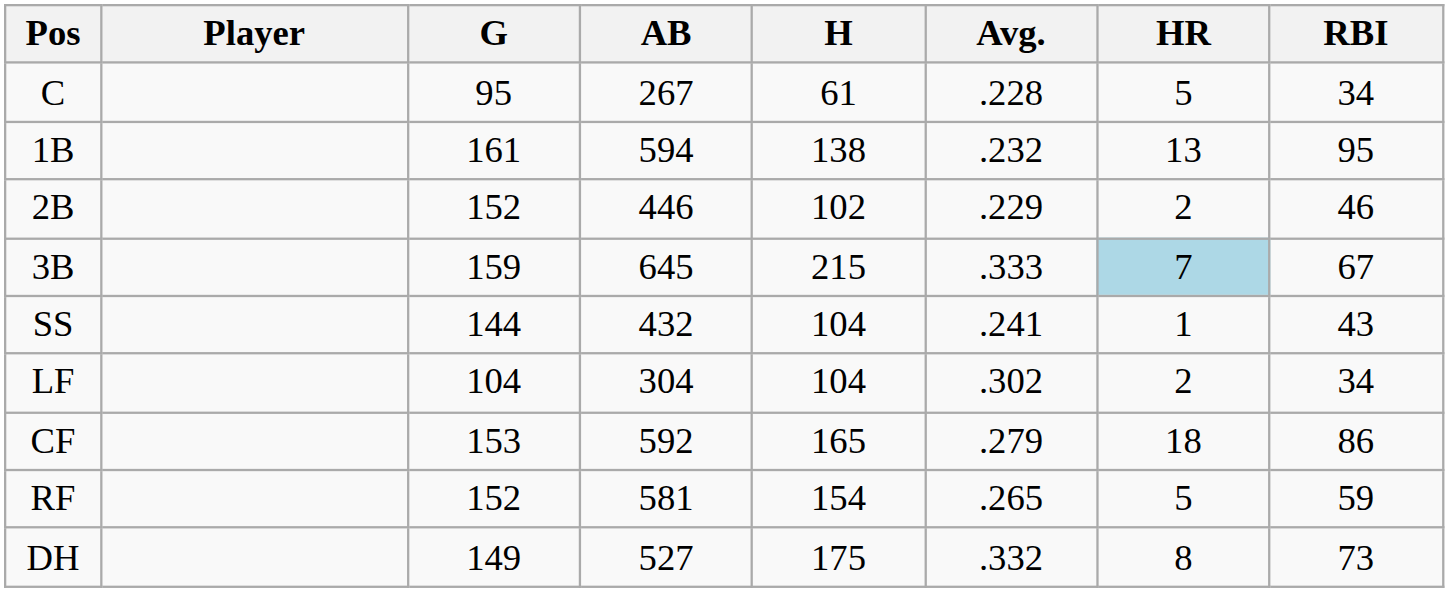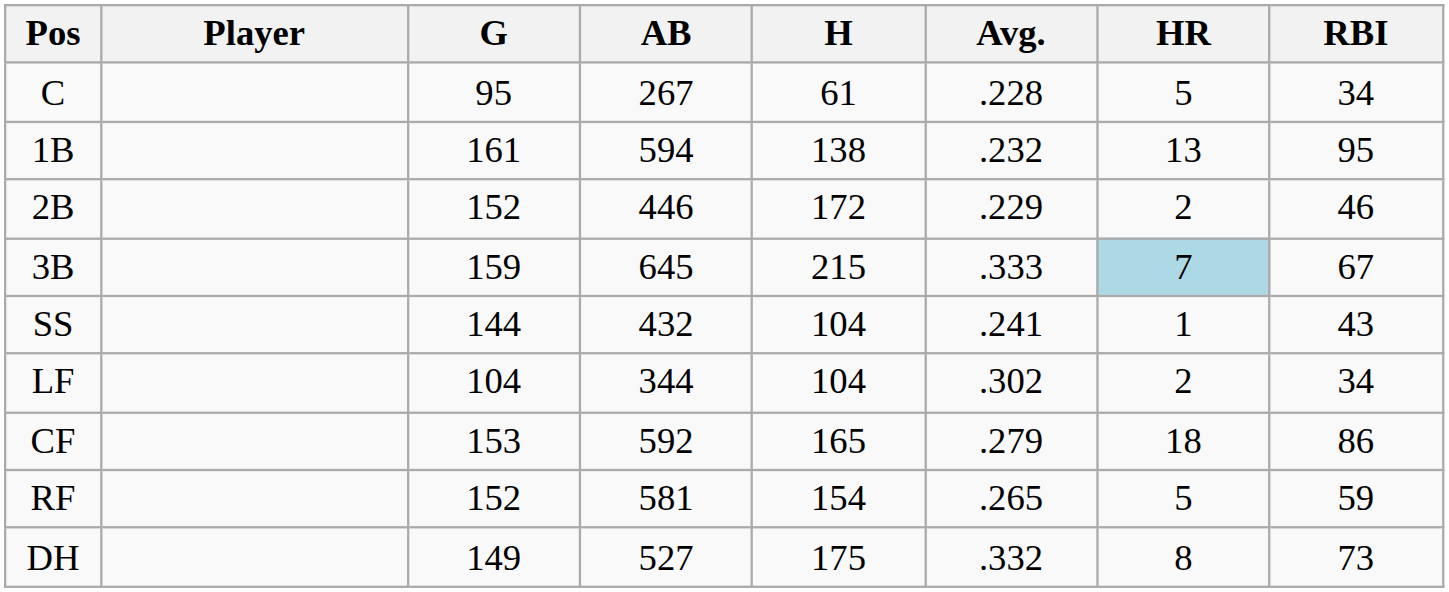(839, 207) 102 -> (839, 207) 172
(666, 382) 304 -> (666, 382) 344
